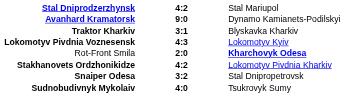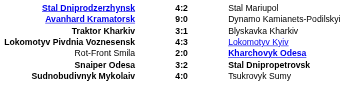- row: (76, 65)
(266, 76) normal -> (269, 65) bold
